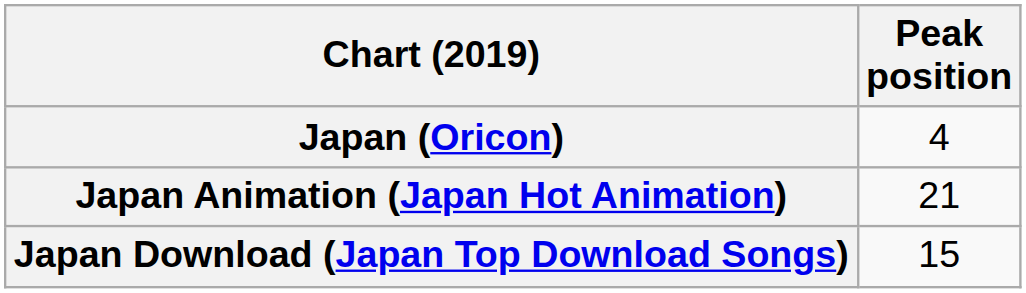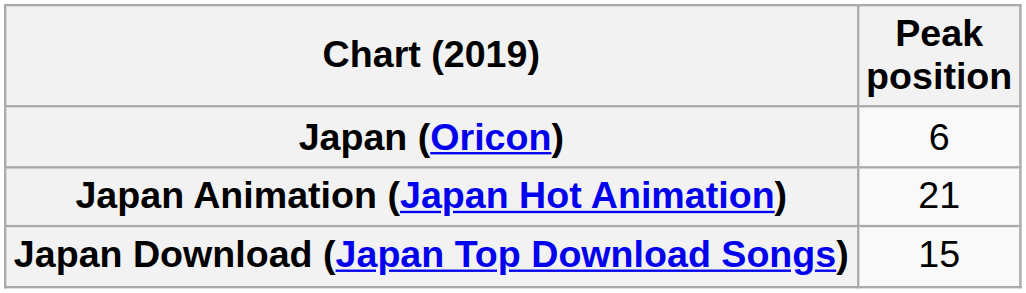(939, 136) 4 -> (939, 136) 6
